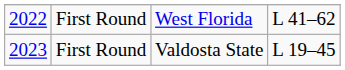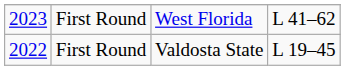(28, 19) 2022 -> (28, 19) 2023
(28, 49) 2023 -> (28, 49) 2022
